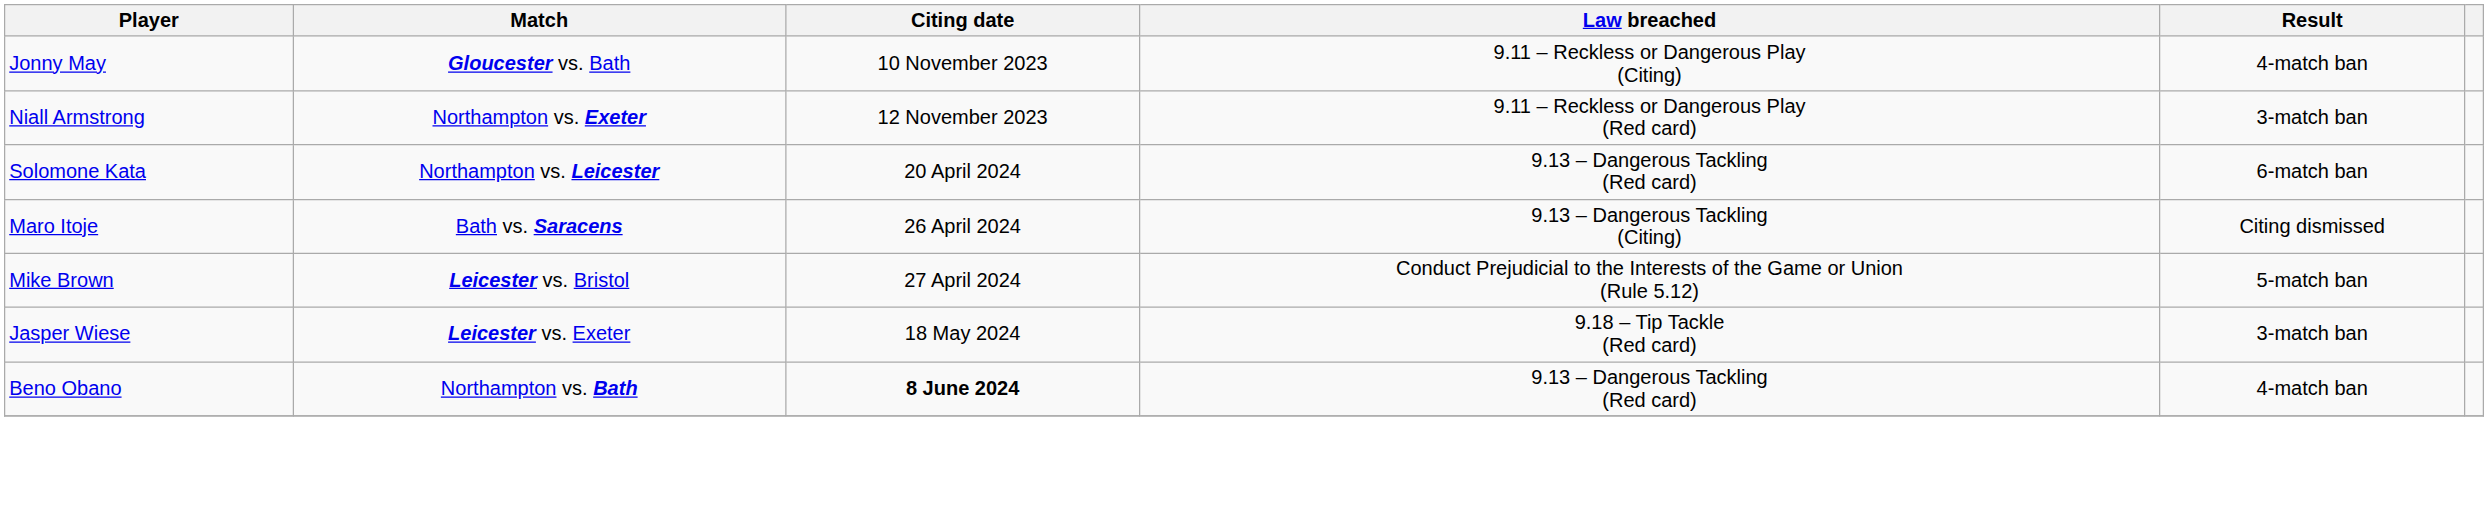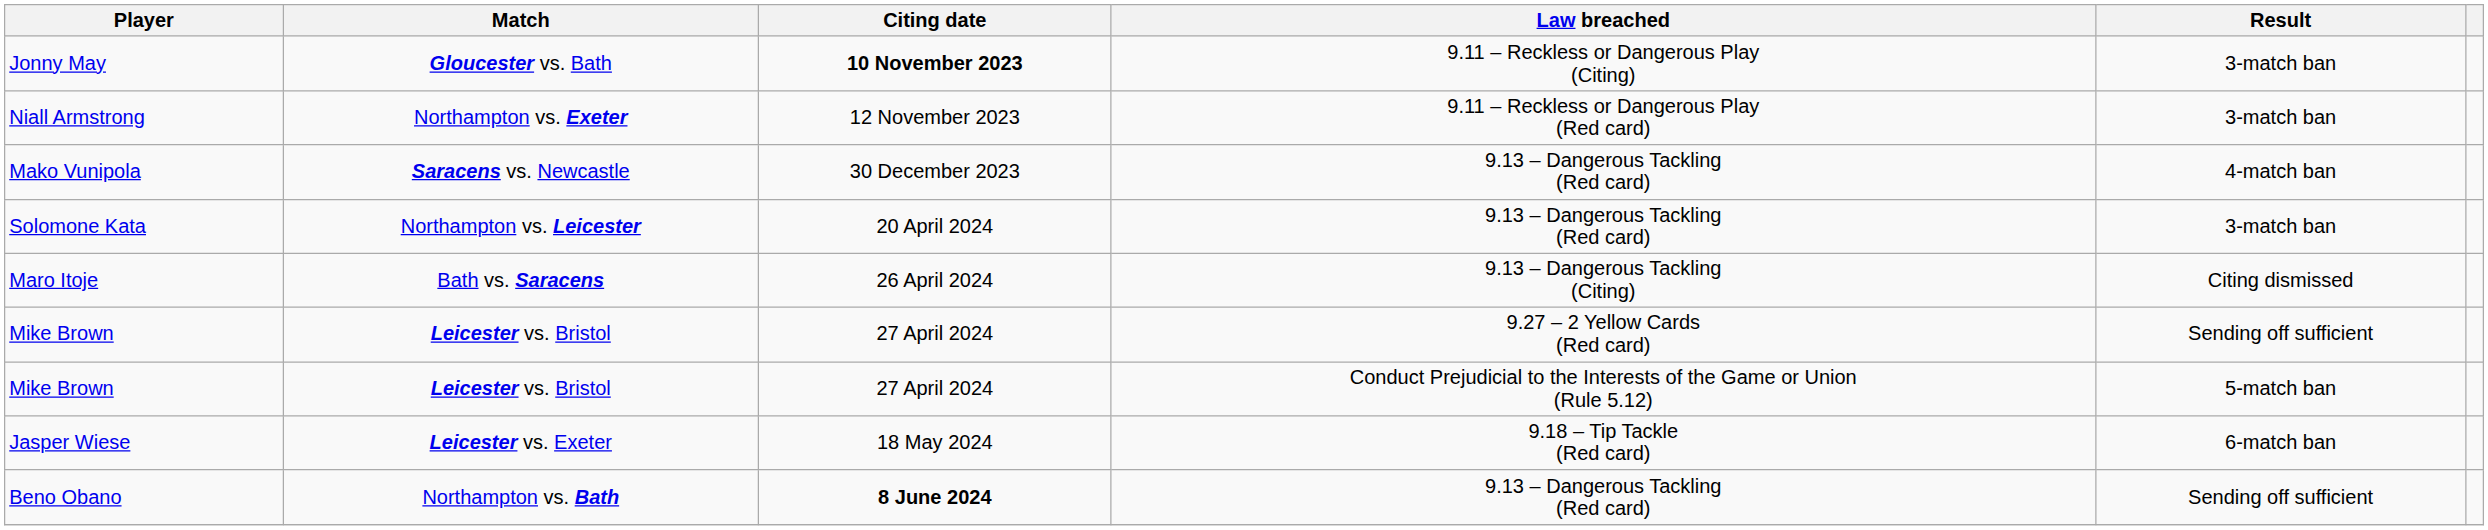(963, 63) normal -> (935, 63) bold
(2312, 63) 4-match ban -> (2281, 63) 3-match ban
+ row: (75, 171)
(2312, 171) 6-match ban -> (2281, 225) 3-match ban
+ row: (61, 334)
(2312, 334) 3-match ban -> (2281, 442) 6-match ban
(2312, 388) 4-match ban -> (2281, 497) Sending off sufficient
